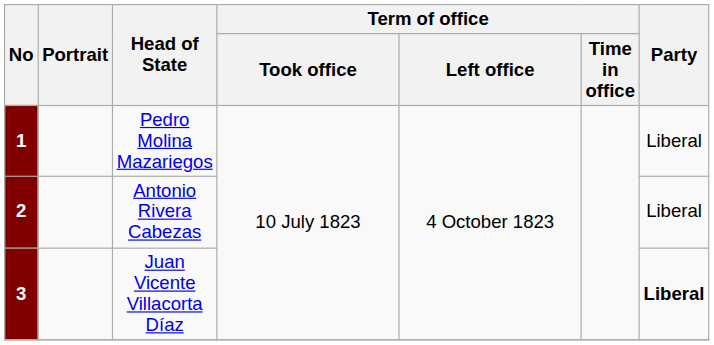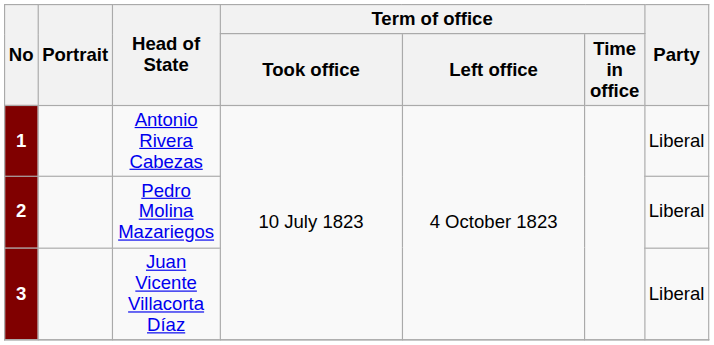(165, 140) Pedro Molina Mazariegos -> (166, 140) Antonio Rivera Cabezas
(165, 211) Antonio Rivera Cabezas -> (166, 211) Pedro Molina Mazariegos
(674, 293) bold -> (677, 293) normal
